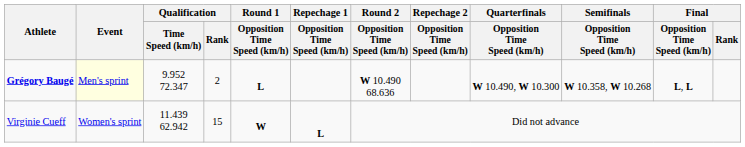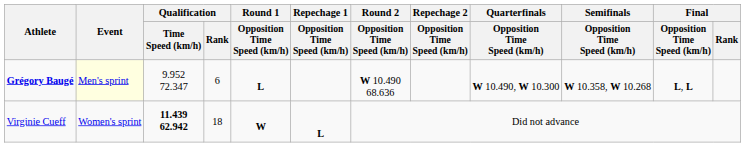(217, 80) 2 -> (217, 80) 6
(174, 121) normal -> (174, 121) bold
(217, 121) 15 -> (217, 121) 18
